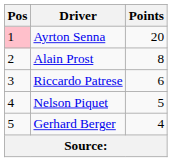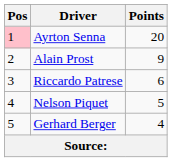(161, 59) 8 -> (161, 59) 9
